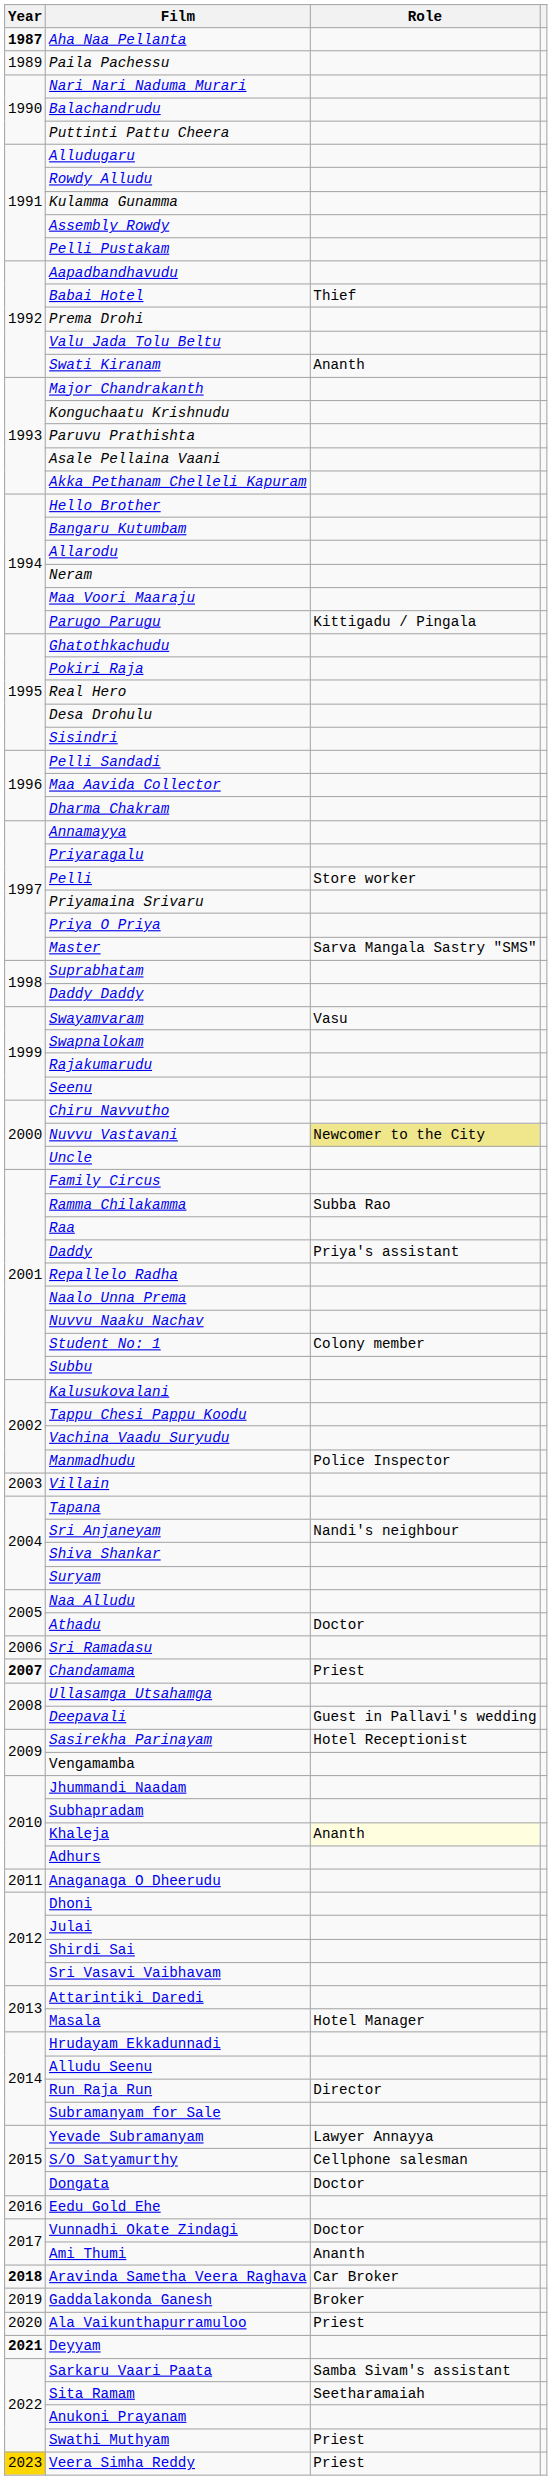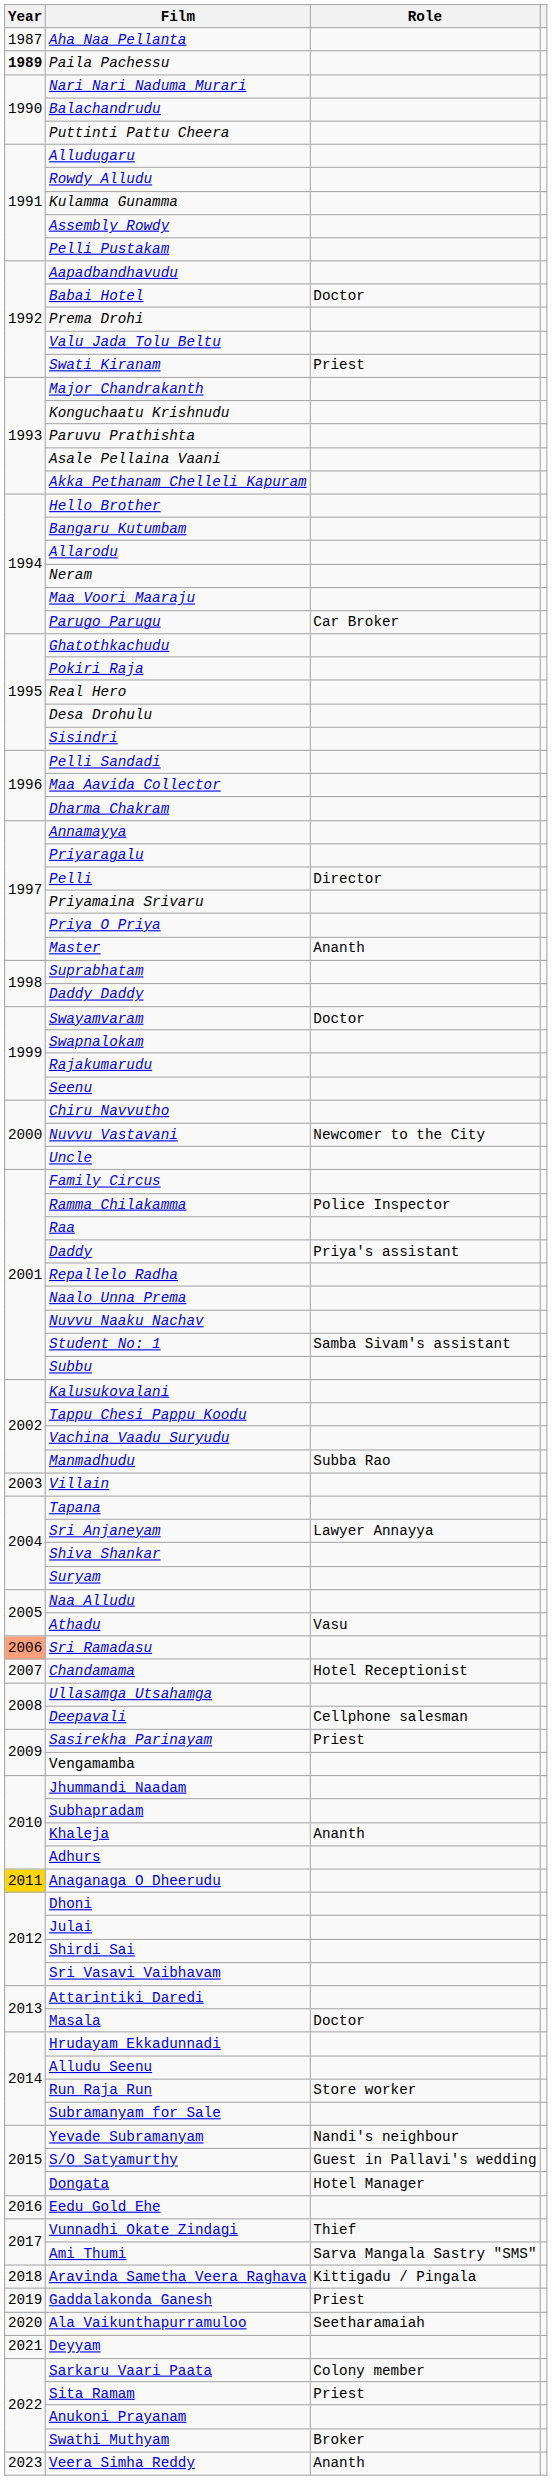(25, 40) bold -> (25, 40) normal
(25, 63) normal -> (25, 63) bold
(335, 296) Thief -> (339, 296) Doctor
(339, 366) Ananth -> (339, 366) Priest
(395, 622) Kittigadu / Pingala -> (356, 622) Car Broker
(365, 879) Store worker -> (348, 879) Director
(425, 948) Sarva Mangala Sastry "SMS" -> (339, 948) Ananth
(331, 1018) Vasu -> (339, 1018) Doctor
(399, 1135) khaki background -> (399, 1135) no background
(352, 1205) Subba Rao -> (382, 1205) Police Inspector
(369, 1345) Colony member -> (412, 1345) Samba Sivam's assistant
(382, 1461) Police Inspector -> (352, 1461) Subba Rao
(386, 1531) Nandi's neighbour -> (373, 1531) Lawyer Annayya
(339, 1624) Doctor -> (331, 1624) Vasu
(25, 1648) no background -> (25, 1648) lightsalmon background
(25, 1671) bold -> (25, 1671) normal
(339, 1671) Priest -> (391, 1671) Hotel Receptionist
(425, 1718) Guest in Pallavi's wedding -> (391, 1718) Cellphone salesman
(391, 1741) Hotel Receptionist -> (339, 1741) Priest
(339, 1834) lightyellow background -> (339, 1834) no background
(25, 1881) no background -> (25, 1881) gold background
(369, 2021) Hotel Manager -> (339, 2021) Doctor
(348, 2090) Director -> (365, 2090) Store worker
(373, 2137) Lawyer Annayya -> (386, 2137) Nandi's neighbour
(391, 2160) Cellphone salesman -> (425, 2160) Guest in Pallavi's wedding
(339, 2184) Doctor -> (369, 2184) Hotel Manager
(339, 2230) Doctor -> (335, 2230) Thief
(339, 2254) Ananth -> (425, 2254) Sarva Mangala Sastry "SMS"
(25, 2277) bold -> (25, 2277) normal
(356, 2277) Car Broker -> (395, 2277) Kittigadu / Pingala
(339, 2300) Broker -> (339, 2300) Priest
(339, 2324) Priest -> (369, 2324) Seetharamaiah
(25, 2347) bold -> (25, 2347) normal
(412, 2370) Samba Sivam's assistant -> (369, 2370) Colony member
(369, 2393) Seetharamaiah -> (339, 2393) Priest
(339, 2440) Priest -> (339, 2440) Broker
(25, 2463) gold background -> (25, 2463) no background
(339, 2463) Priest -> (339, 2463) Ananth
